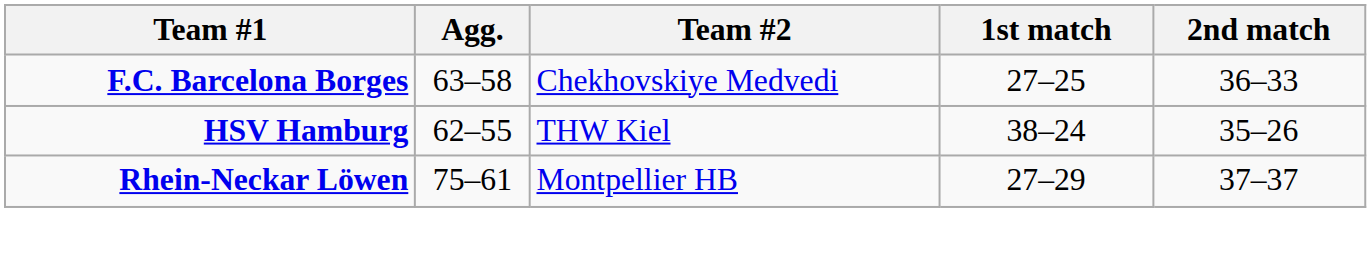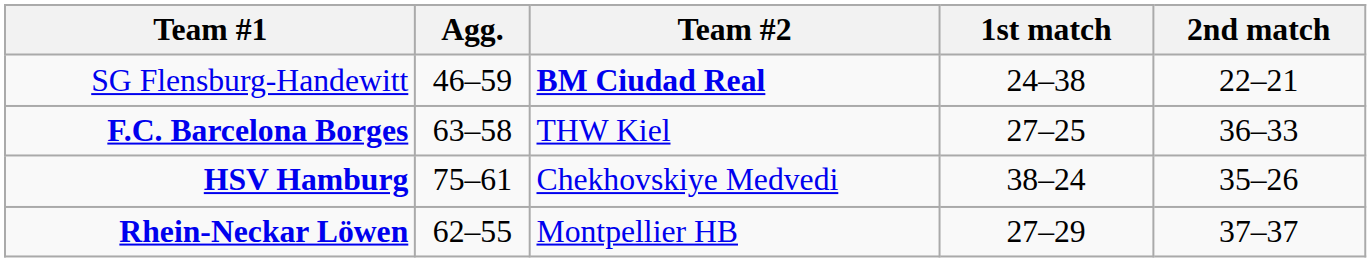+ row: (250, 79)
(687, 79) Chekhovskiye Medvedi -> (604, 130) THW Kiel
(472, 130) 62–55 -> (472, 180) 75–61
(604, 130) THW Kiel -> (687, 180) Chekhovskiye Medvedi
(472, 180) 75–61 -> (472, 230) 62–55
